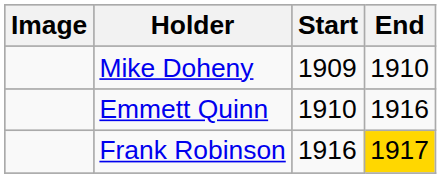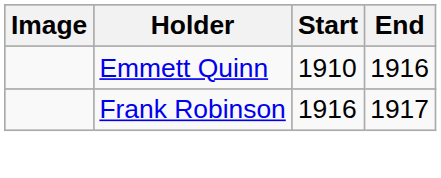- row: (176, 67)
(400, 151) gold background -> (400, 109) no background
